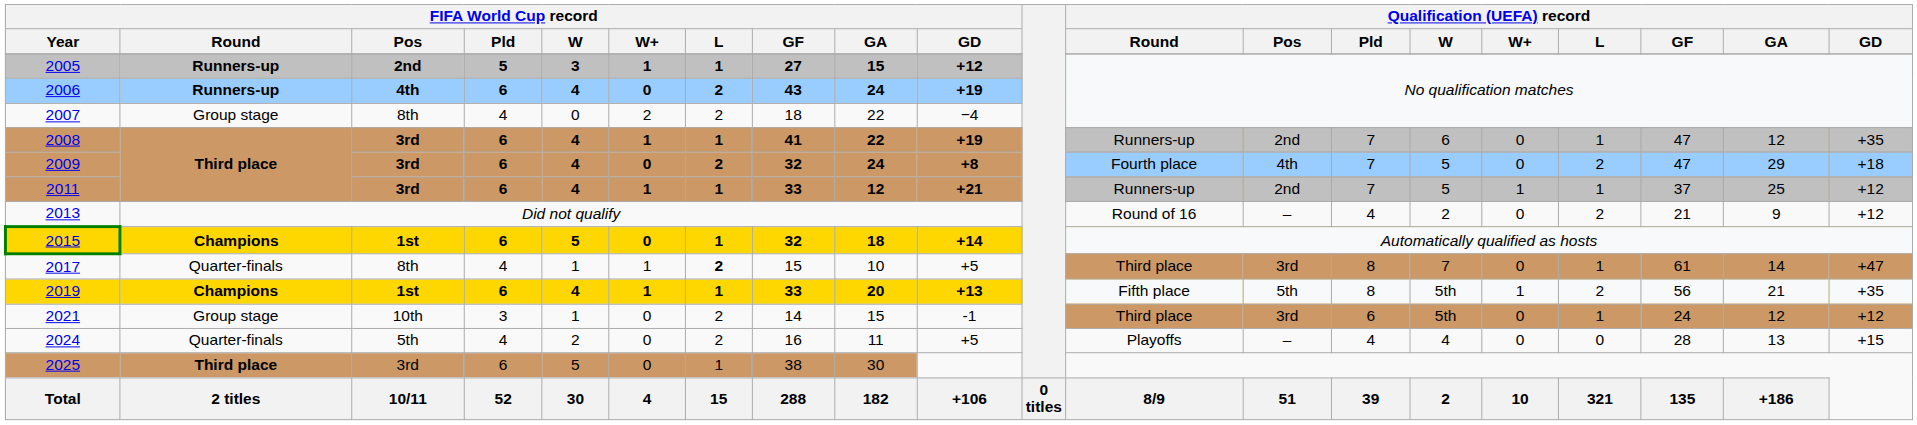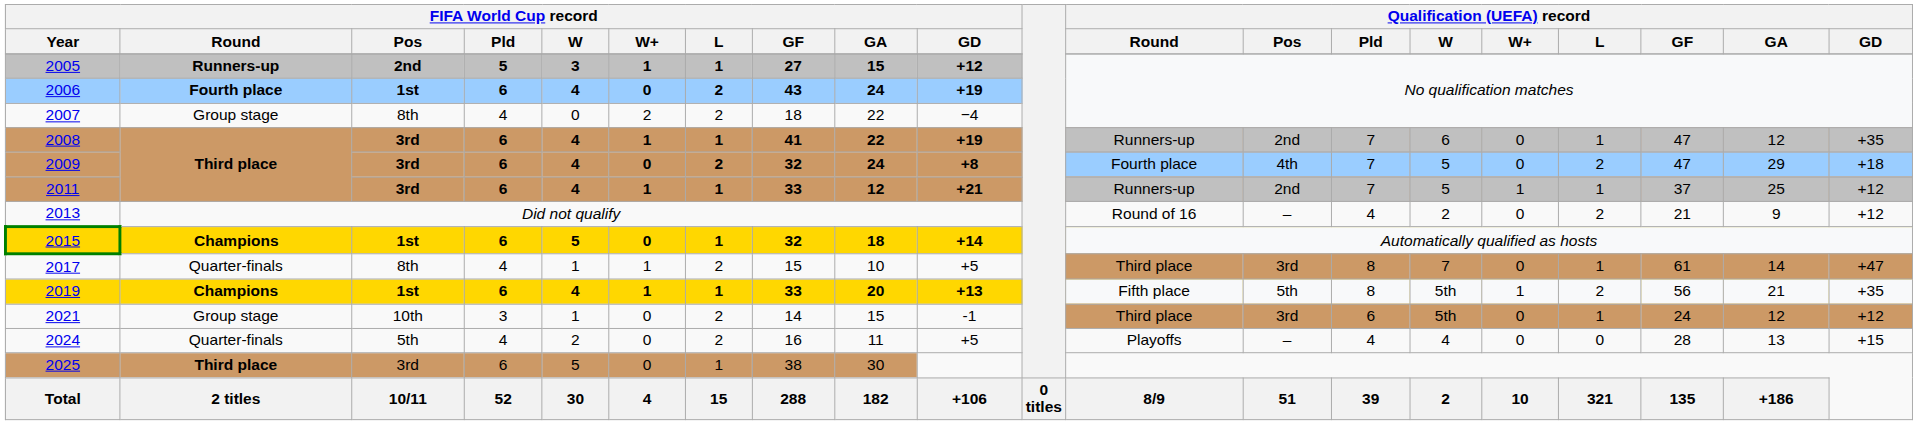(236, 90) Runners-up -> (236, 90) Fourth place
(408, 90) 4th -> (408, 90) 1st
(719, 266) bold -> (719, 266) normal
